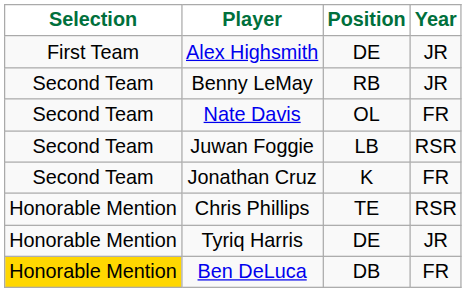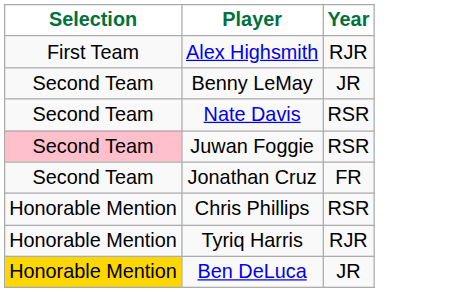- column: (367, 20)
(436, 51) JR -> (348, 51) RJR
(436, 114) FR -> (348, 114) RSR
(93, 146) no background -> (93, 146) pink background
(436, 240) JR -> (348, 240) RJR
(436, 271) FR -> (348, 271) JR
